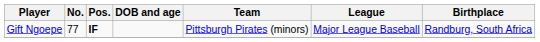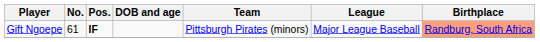(73, 29) 77 -> (73, 29) 61
(478, 29) no background -> (478, 29) lightsalmon background
